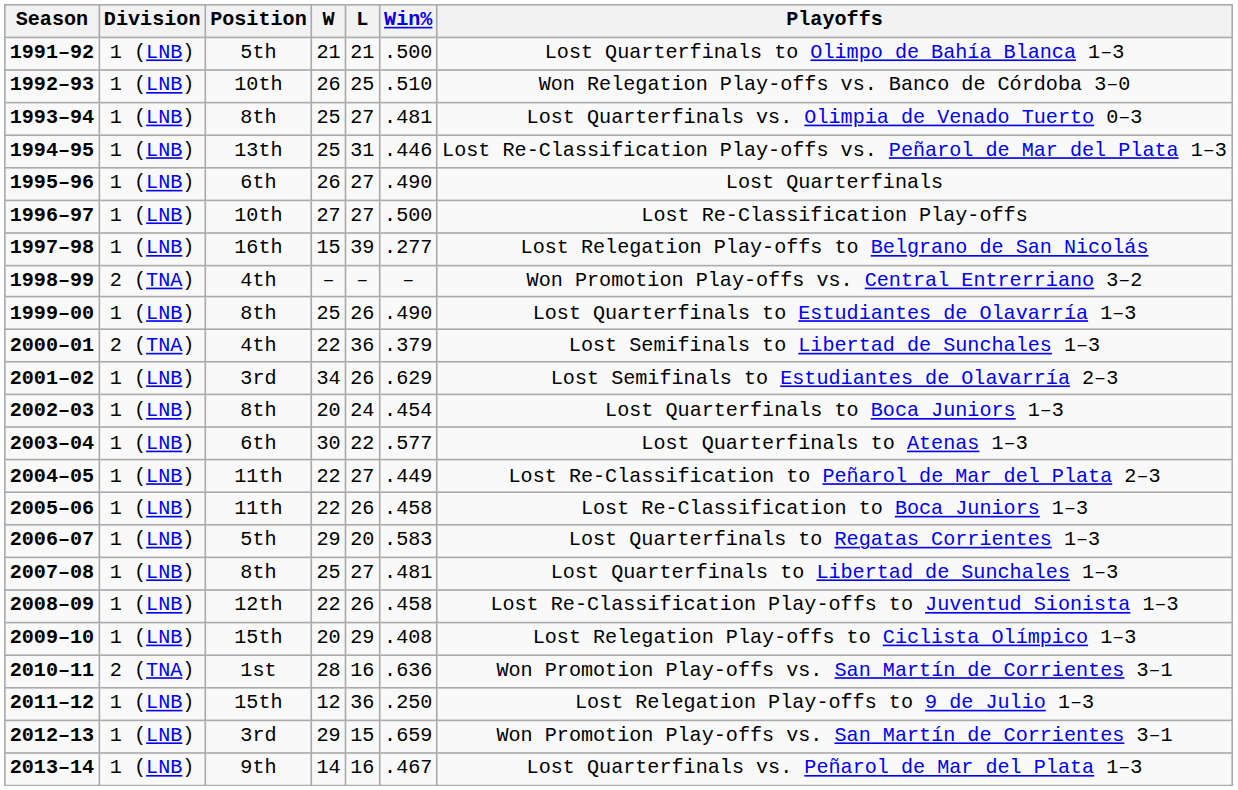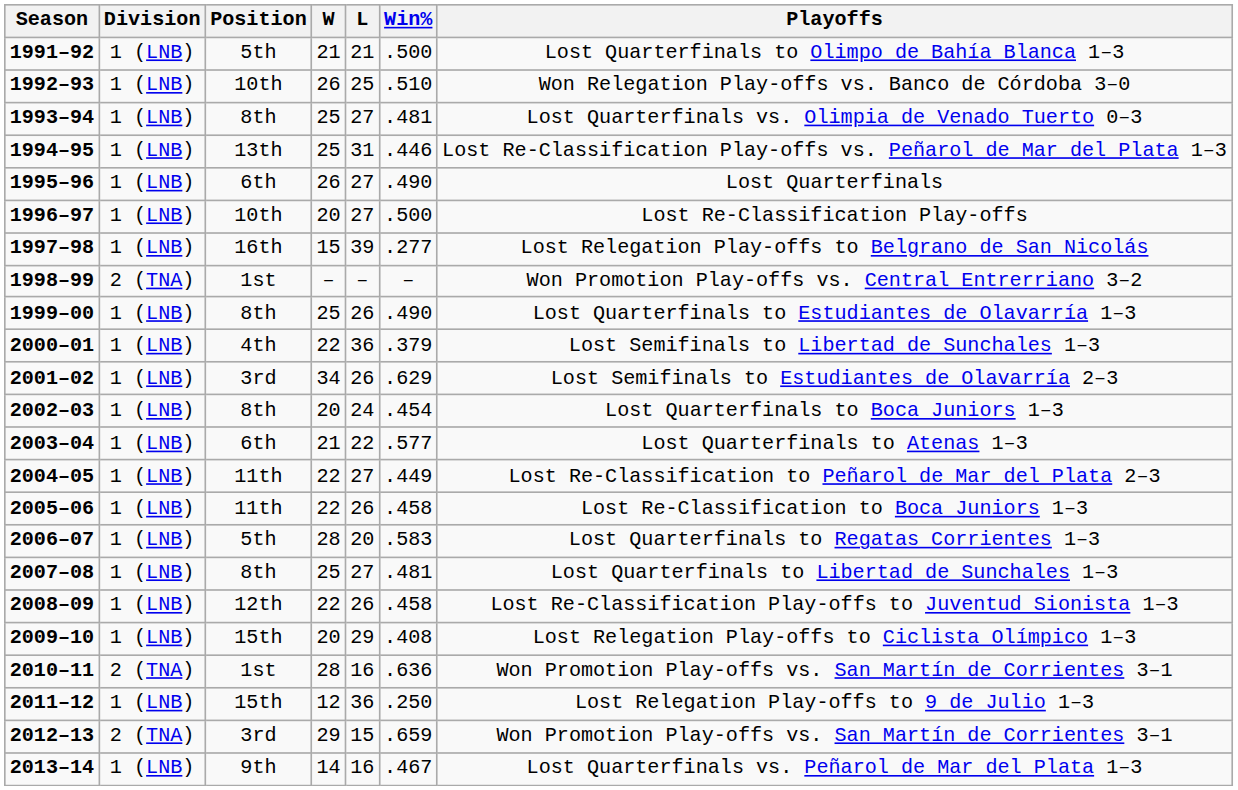(329, 216) 27 -> (329, 216) 20
(258, 281) 4th -> (258, 281) 1st
(152, 346) 2 (TNA) -> (152, 346) 1 (LNB)
(329, 444) 30 -> (329, 444) 21
(329, 541) 29 -> (329, 541) 28
(152, 736) 1 (LNB) -> (152, 736) 2 (TNA)
